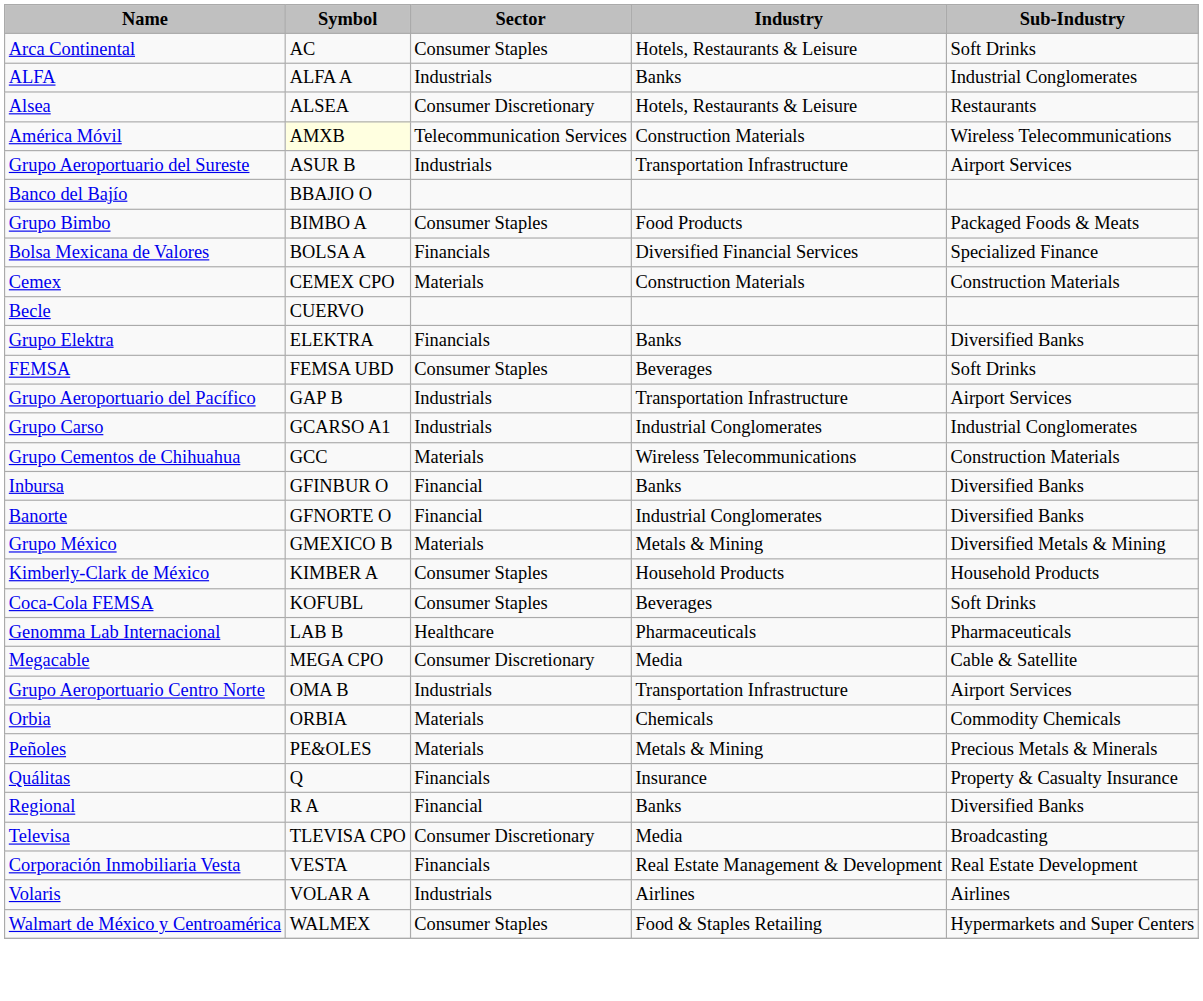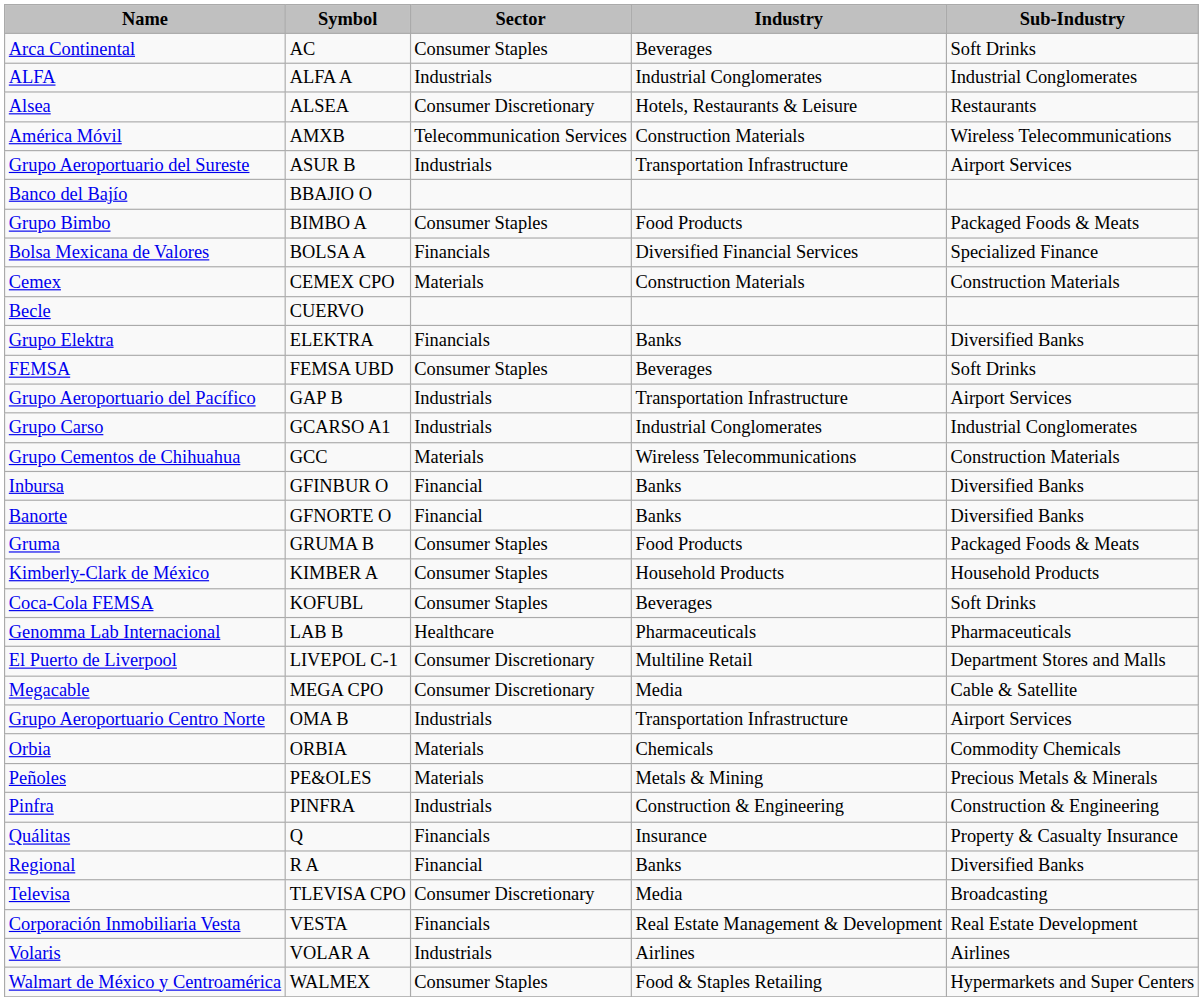(746, 48) Hotels, Restaurants & Leisure -> (674, 48) Beverages
(658, 77) Banks -> (729, 77) Industrial Conglomerates
(317, 135) lightyellow background -> (317, 135) no background
(729, 515) Industrial Conglomerates -> (658, 515) Banks
- row: (63, 544)
+ row: (34, 544)
+ row: (93, 661)
+ row: (31, 806)
